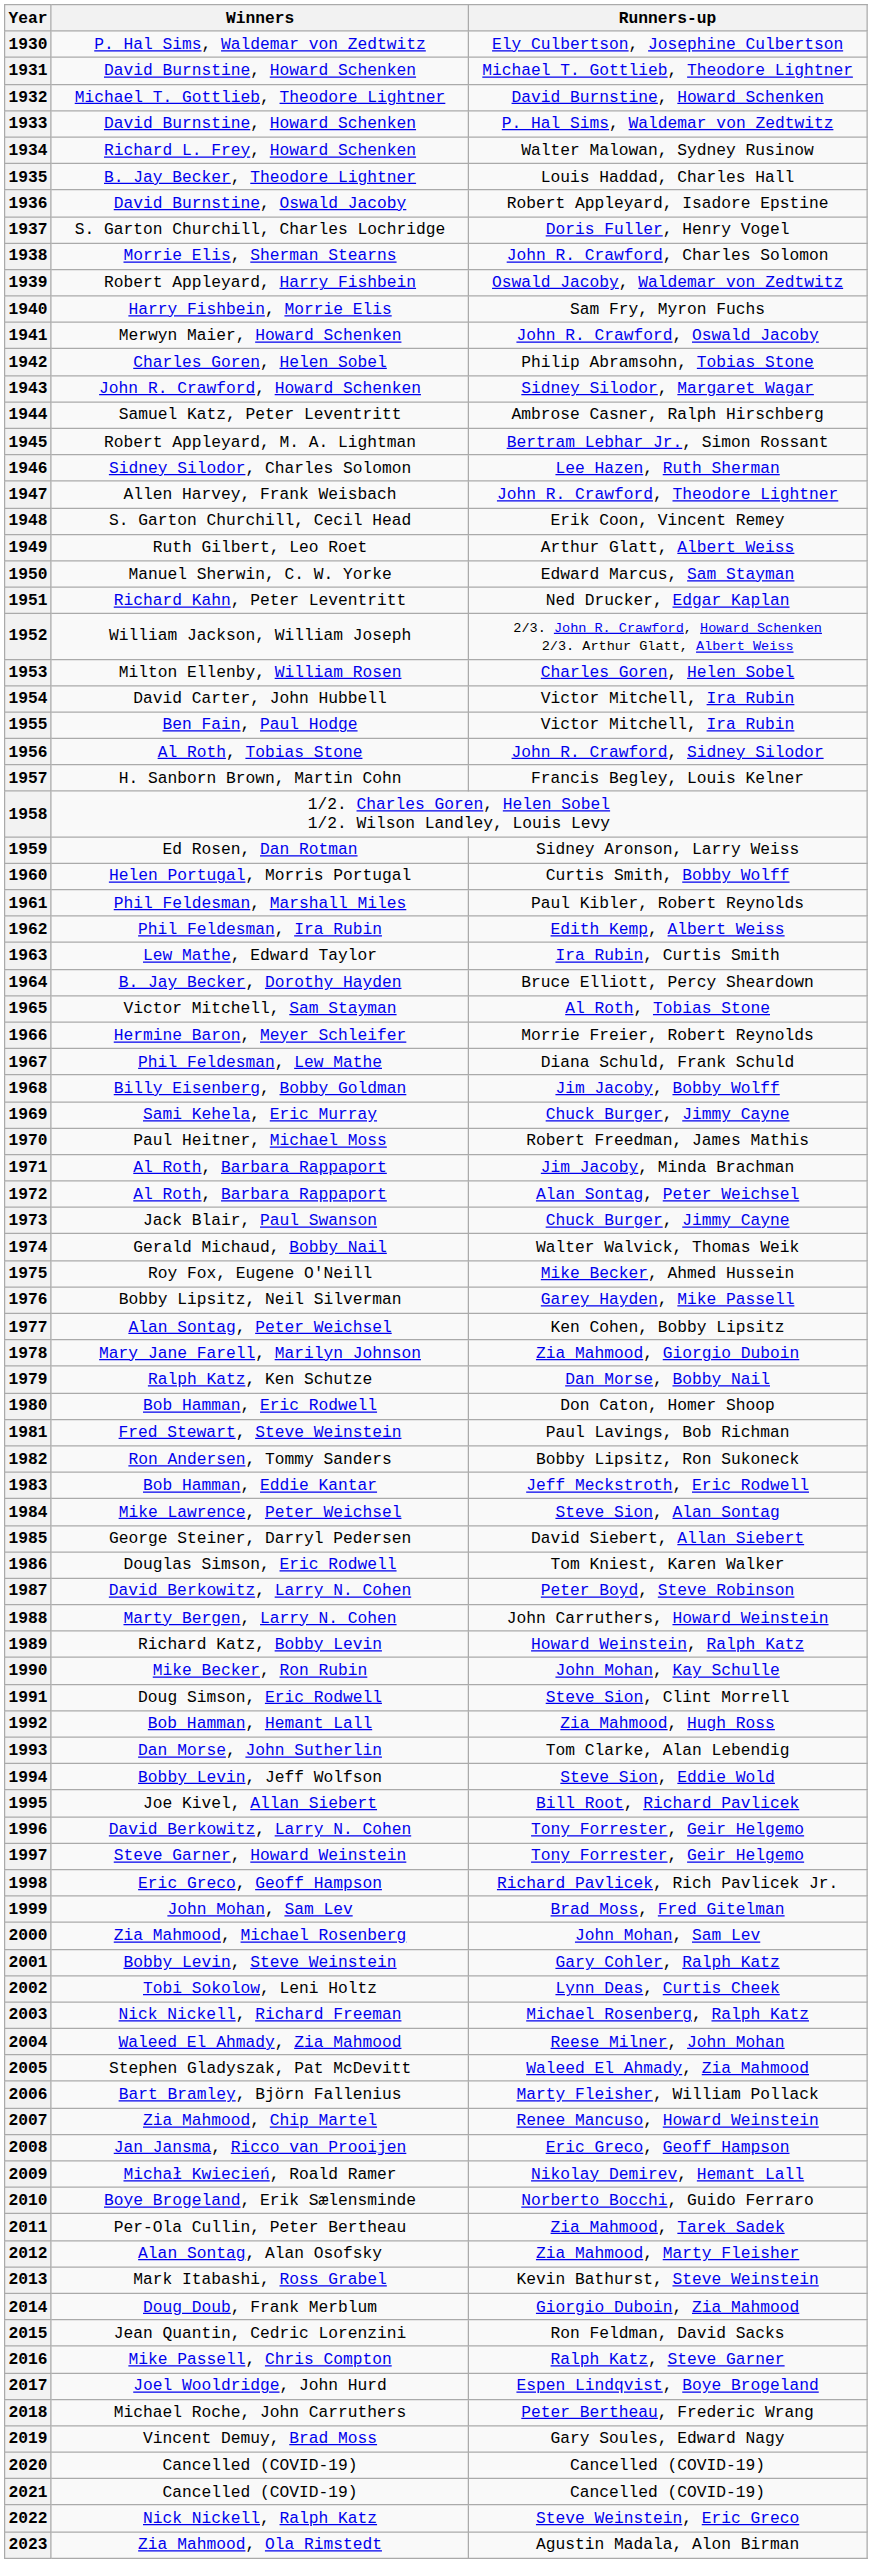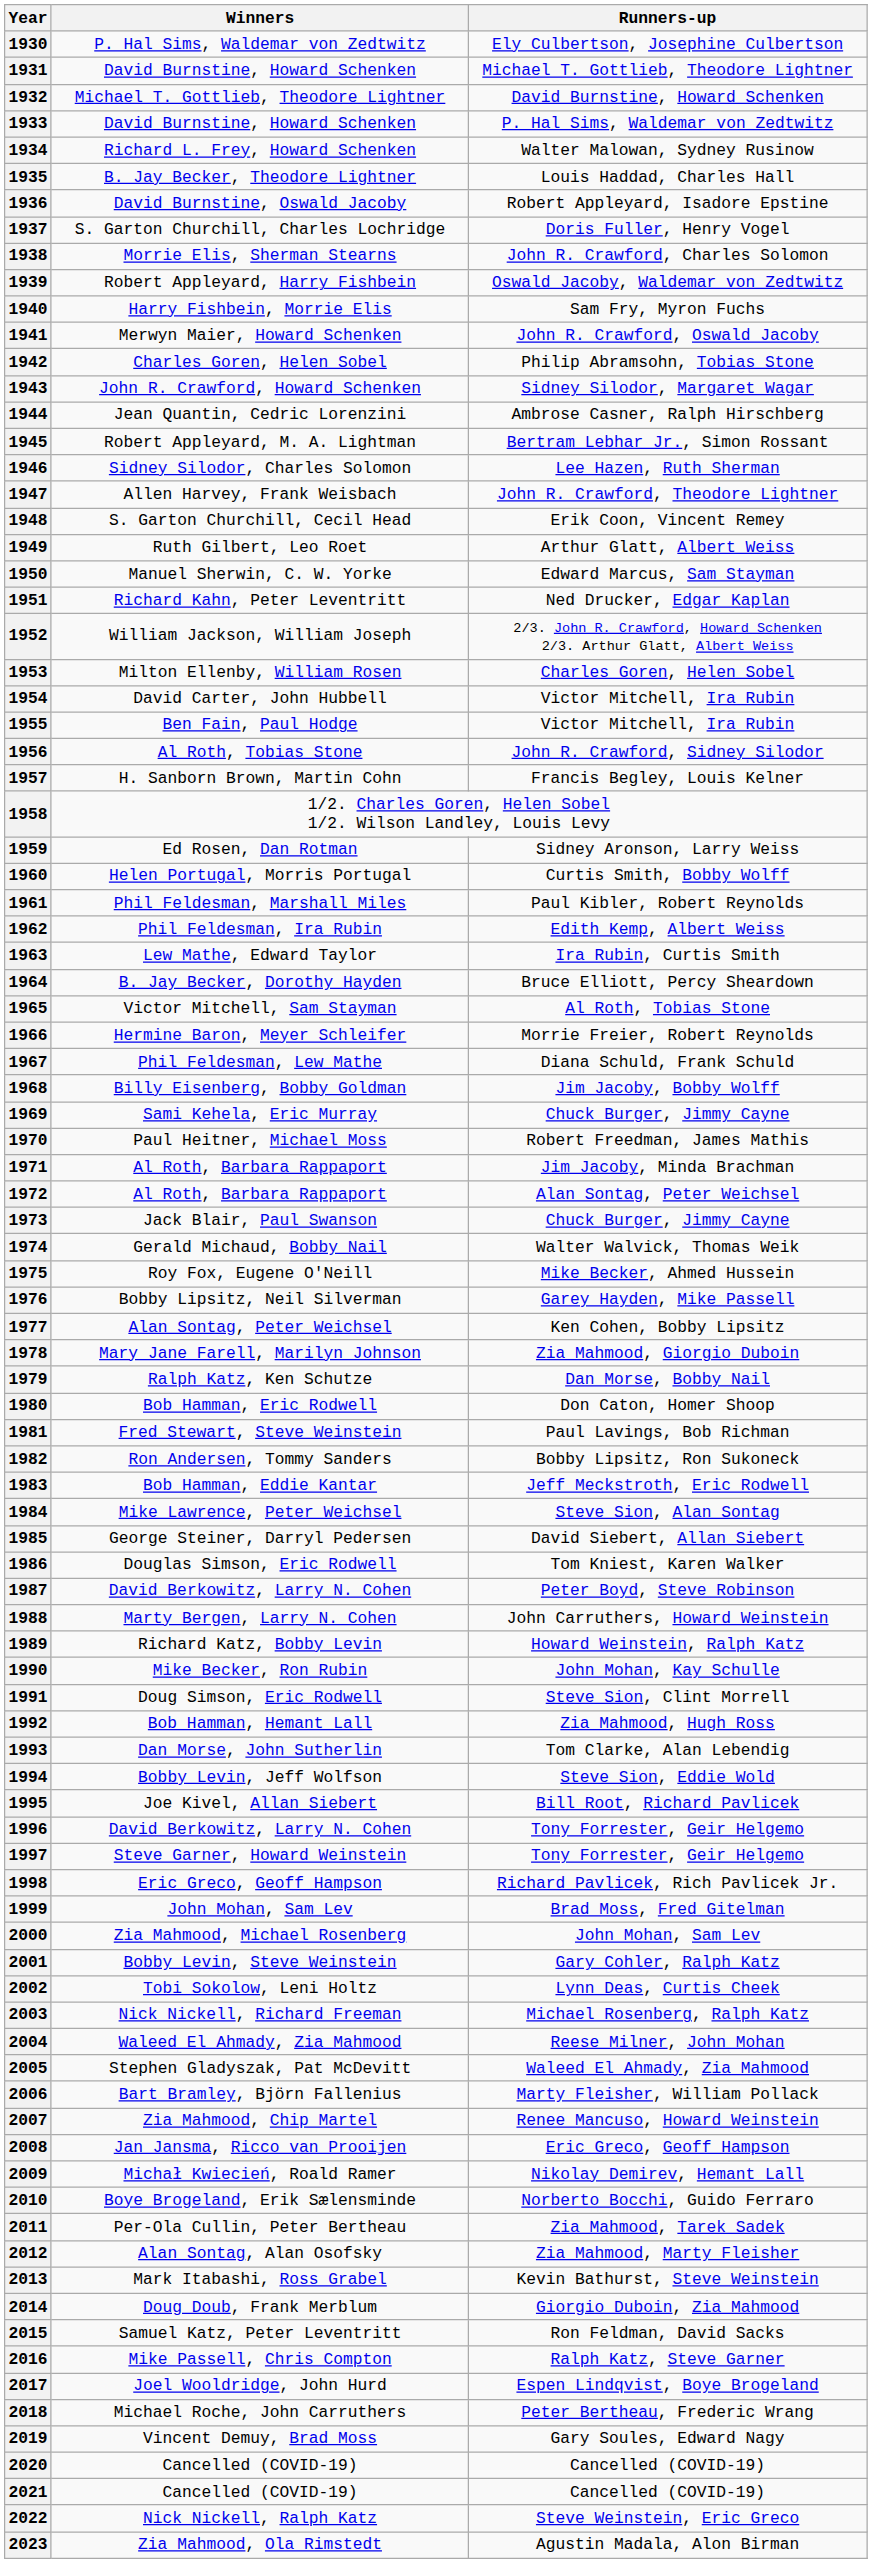(260, 415) Samuel Katz, Peter Leventritt -> (260, 415) Jean Quantin, Cedric Lorenzini
(260, 2333) Jean Quantin, Cedric Lorenzini -> (260, 2333) Samuel Katz, Peter Leventritt
